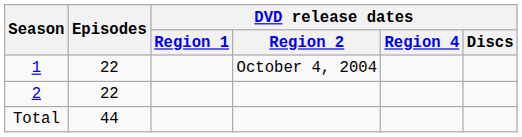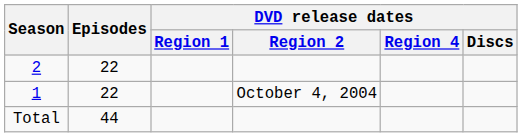rows swapped: (36, 68) <-> (36, 94)
